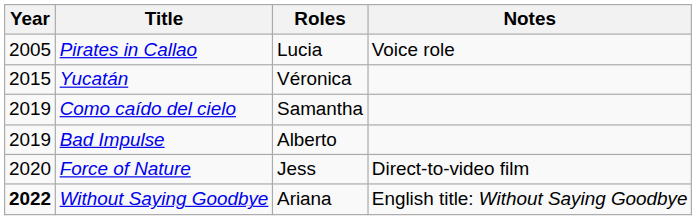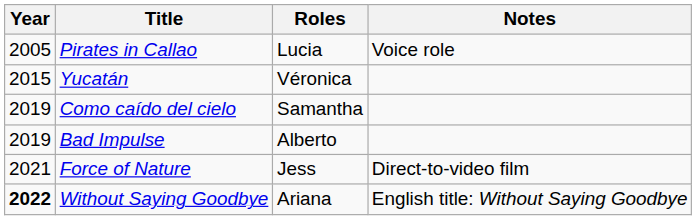(30, 169) 2020 -> (30, 169) 2021
